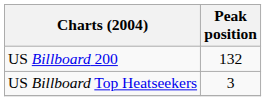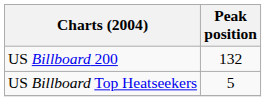(231, 83) 3 -> (231, 83) 5
